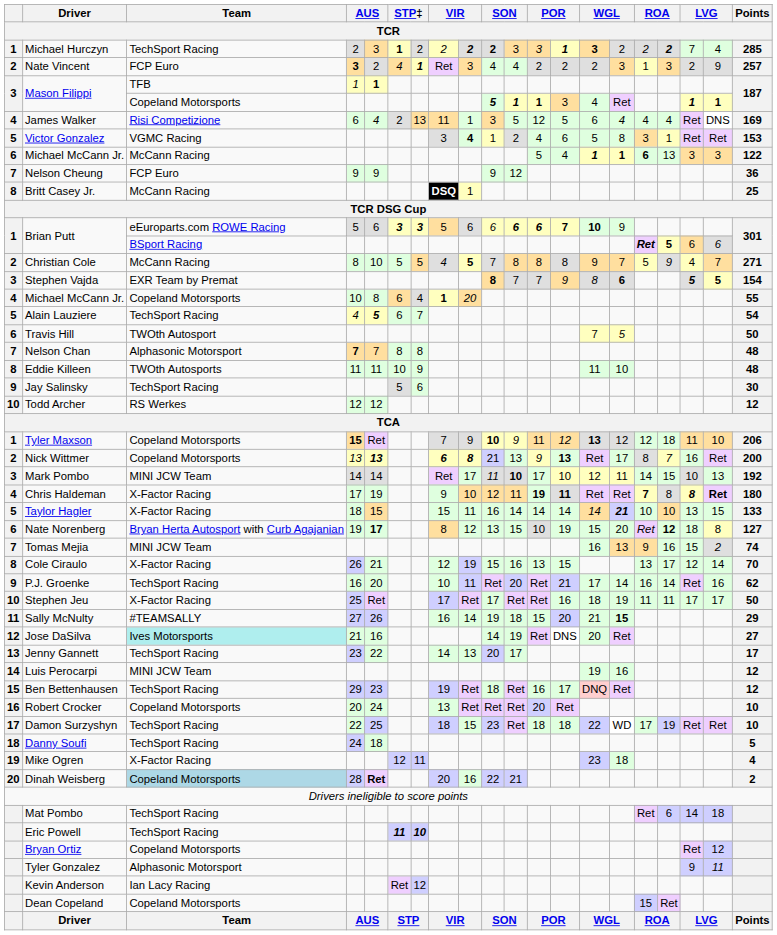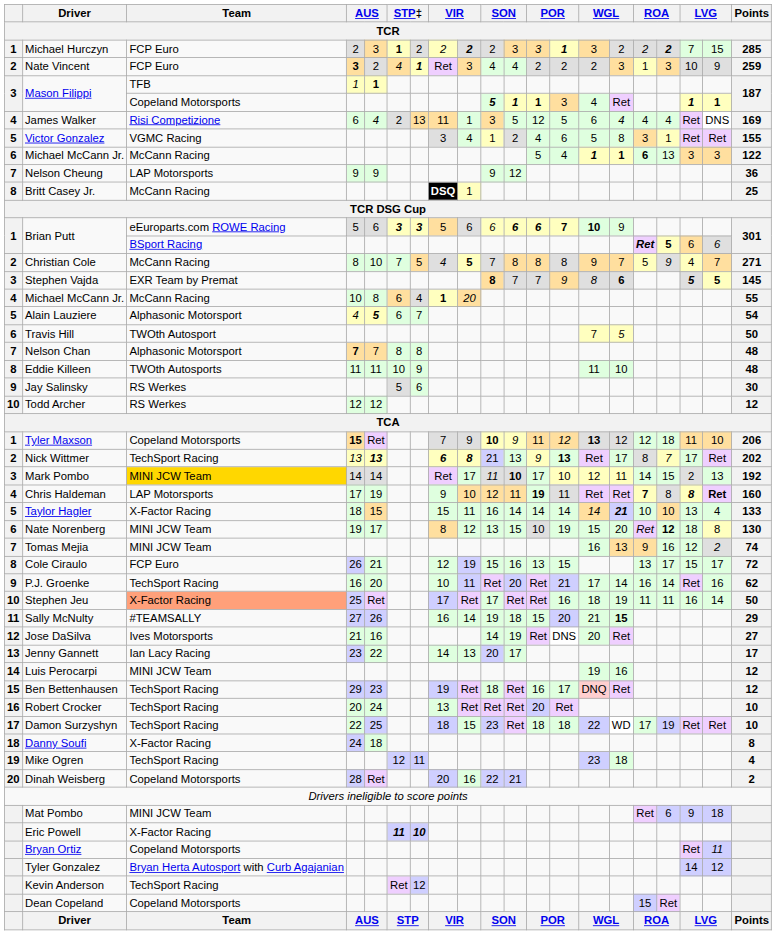(174, 48) TechSport Racing -> (154, 48) FCP Euro
(493, 48) bold -> (492, 48) normal
(595, 48) bold -> (594, 48) normal
(718, 48) 4 -> (717, 48) 15
(692, 66) 2 -> (691, 66) 10
(752, 66) 257 -> (752, 66) 259
(470, 137) bold -> (469, 137) normal
(752, 137) 153 -> (752, 137) 155
(154, 173) FCP Euro -> (171, 173) LAP Motorsports
(399, 262) 5 -> (399, 262) 7
(752, 280) 154 -> (752, 280) 145
(185, 298) Copeland Motorsports -> (170, 298) McCann Racing
(174, 315) TechSport Racing -> (186, 315) Alphasonic Motorsport
(174, 387) TechSport Racing -> (158, 387) RS Werkes
(185, 458) Copeland Motorsports -> (174, 458) TechSport Racing
(692, 458) 16 -> (691, 458) 17
(752, 458) 200 -> (752, 458) 202
(170, 476) no background -> (170, 476) gold background
(692, 476) 10 -> (691, 476) 2
(170, 493) X-Factor Racing -> (171, 493) LAP Motorsports
(565, 493) bold -> (564, 493) normal
(752, 493) 180 -> (752, 493) 160
(718, 511) 15 -> (717, 511) 4
(237, 529) Bryan Herta Autosport with Curb Agajanian -> (170, 529) MINI JCW Team
(376, 529) bold -> (376, 529) normal
(752, 529) 127 -> (752, 529) 130
(692, 547) 15 -> (691, 547) 12
(170, 564) X-Factor Racing -> (154, 564) FCP Euro
(692, 564) 12 -> (691, 564) 15
(718, 564) 14 -> (717, 564) 17
(752, 564) 70 -> (752, 564) 72
(170, 600) no background -> (170, 600) lightsalmon background
(692, 600) 17 -> (691, 600) 16
(718, 600) 17 -> (717, 600) 14
(171, 636) paleturquoise background -> (171, 636) no background
(174, 653) TechSport Racing -> (170, 653) Ian Lacy Racing
(185, 707) Copeland Motorsports -> (174, 707) TechSport Racing
(174, 742) TechSport Racing -> (170, 742) X-Factor Racing
(752, 742) 5 -> (752, 742) 8
(170, 760) X-Factor Racing -> (174, 760) TechSport Racing
(185, 778) lightblue background -> (185, 778) no background
(376, 778) bold -> (376, 778) normal
(174, 814) TechSport Racing -> (170, 814) MINI JCW Team
(692, 814) 14 -> (691, 814) 9
(174, 831) TechSport Racing -> (170, 831) X-Factor Racing
(718, 849) 12 -> (717, 849) 11
(186, 867) Alphasonic Motorsport -> (237, 867) Bryan Herta Autosport with Curb Agajanian
(692, 867) 9 -> (691, 867) 14
(718, 867) 11 -> (717, 867) 12
(170, 885) Ian Lacy Racing -> (174, 885) TechSport Racing
